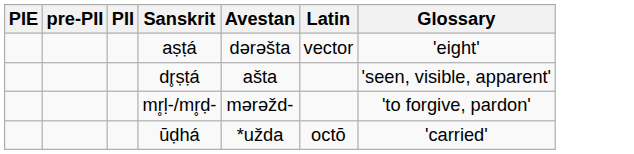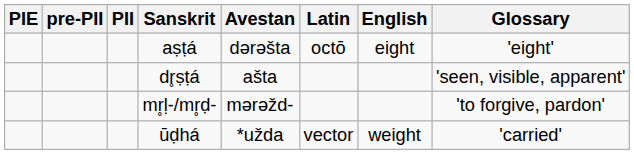+ column: (395, 18)
(328, 47) vector -> (328, 47) octō
(328, 134) octō -> (328, 134) vector
